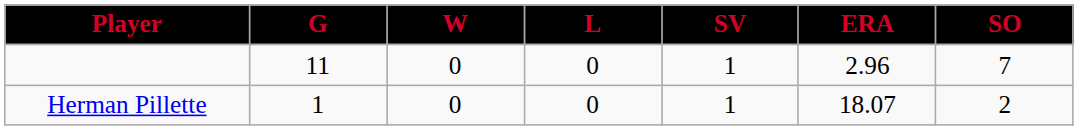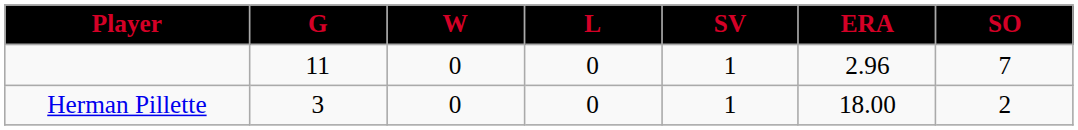(318, 104) 1 -> (318, 104) 3
(867, 104) 18.07 -> (867, 104) 18.00
